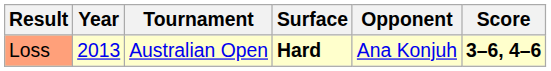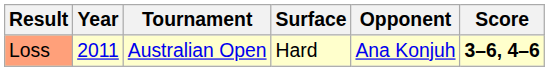(99, 50) 2013 -> (98, 50) 2011
(299, 50) bold -> (296, 50) normal
